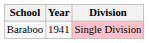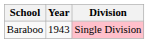(59, 30) 1941 -> (59, 30) 1943
